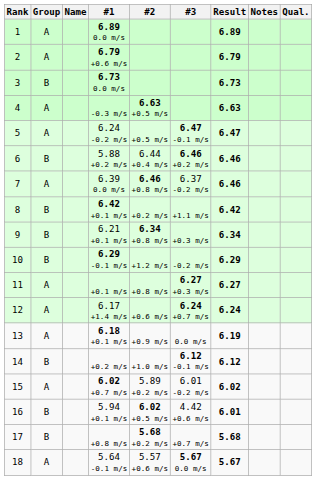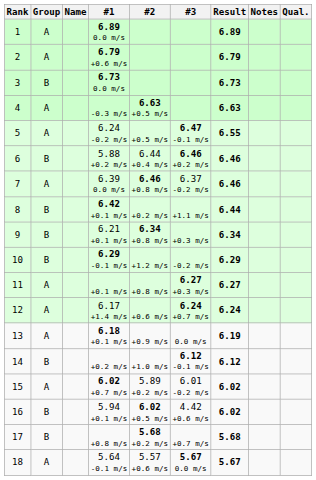(230, 133) 6.47 -> (230, 133) 6.55
(230, 209) 6.42 -> (230, 209) 6.44
(230, 412) 6.01 -> (230, 412) 6.02
